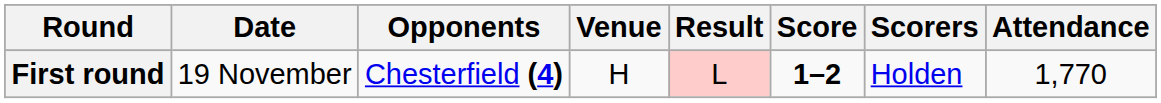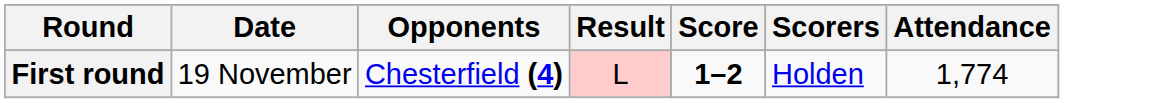- column: (619, 27)
(1071, 73) 1,770 -> (972, 73) 1,774
